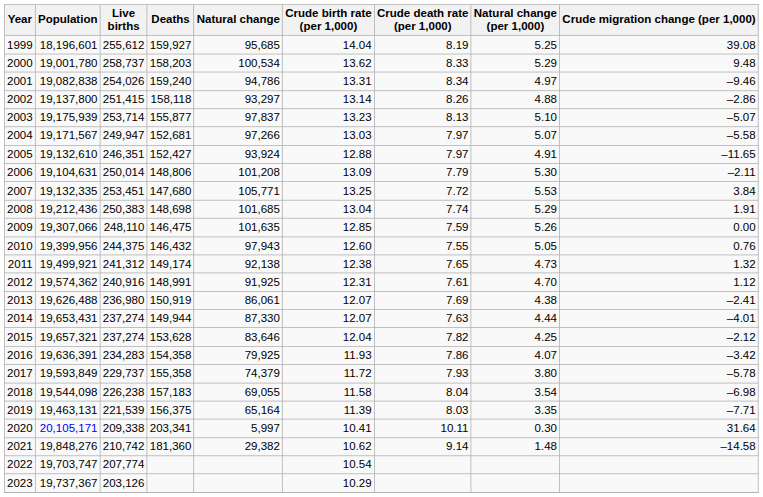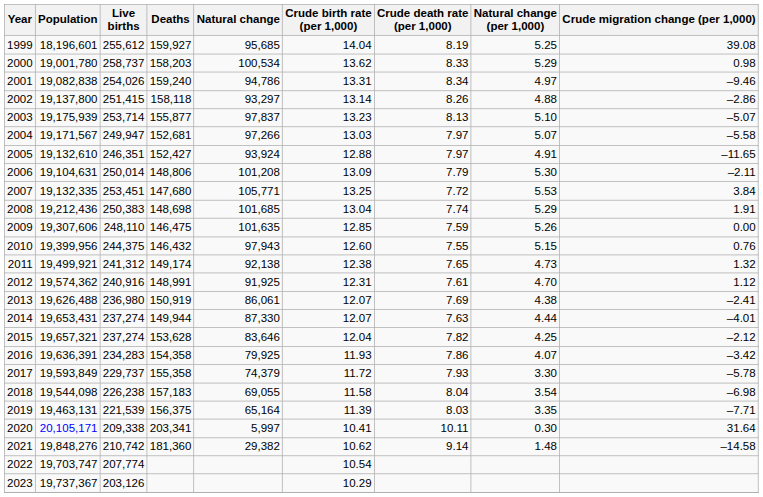(744, 63) 9.48 -> (744, 63) 0.98
(69, 227) 19,307,066 -> (69, 227) 19,307,606
(546, 245) 5.05 -> (546, 245) 5.15
(546, 373) 3.80 -> (546, 373) 3.30
